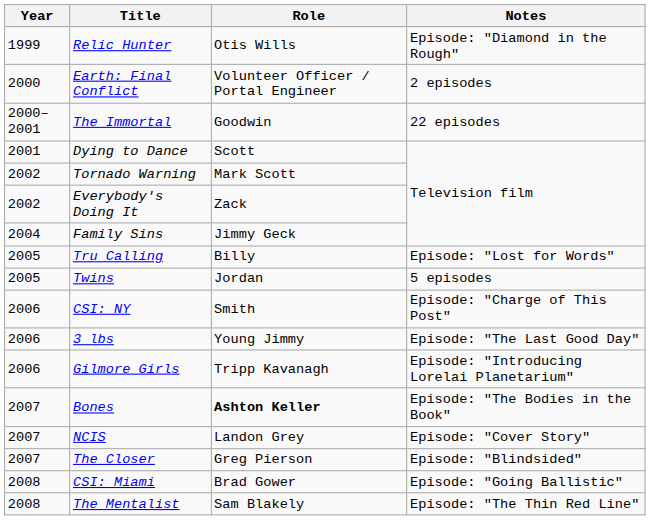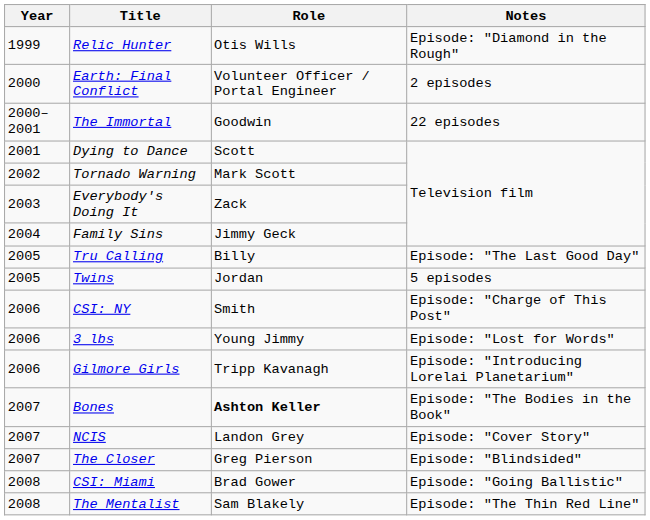(24, 204) 2002 -> (24, 204) 2003
(512, 257) Episode: "Lost for Words" -> (525, 257) Episode: "The Last Good Day"
(525, 339) Episode: "The Last Good Day" -> (512, 339) Episode: "Lost for Words"
